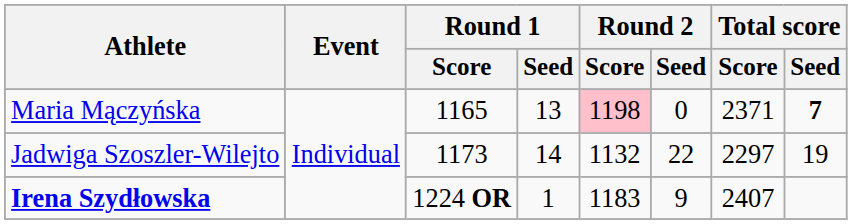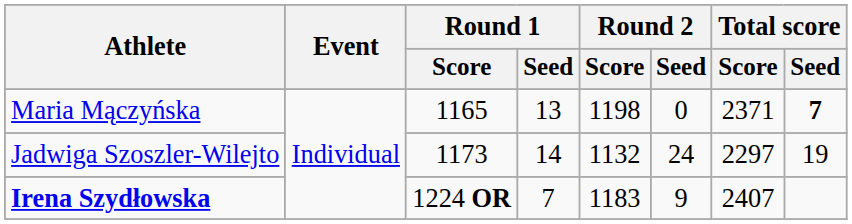(615, 111) pink background -> (615, 111) no background
(681, 154) 22 -> (681, 154) 24
(548, 198) 1 -> (548, 198) 7
